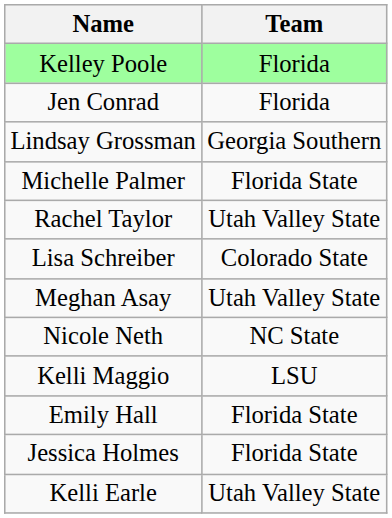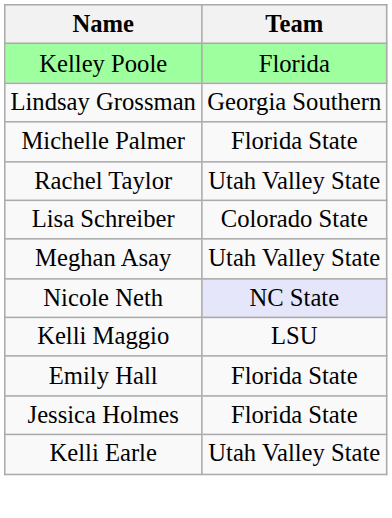- row: (103, 102)
(294, 336) no background -> (294, 297) lavender background
